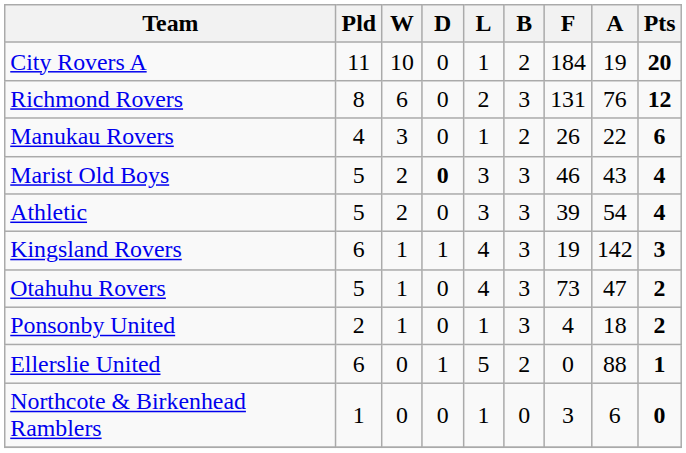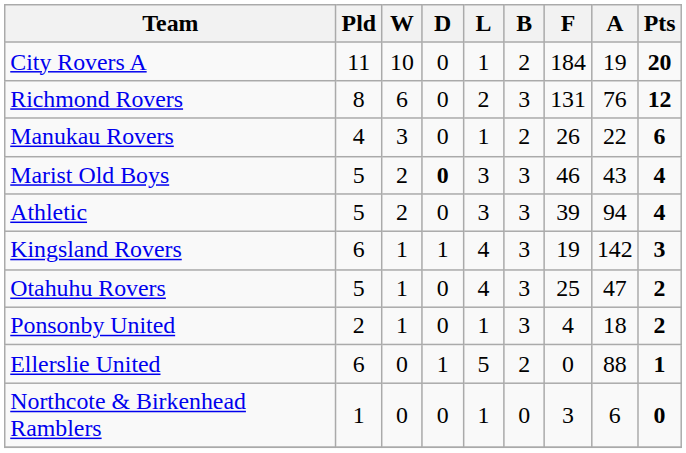(615, 212) 54 -> (615, 212) 94
(568, 288) 73 -> (568, 288) 25
